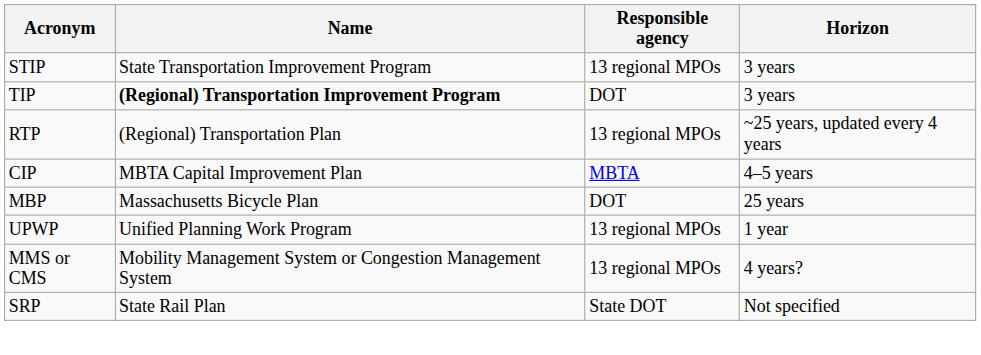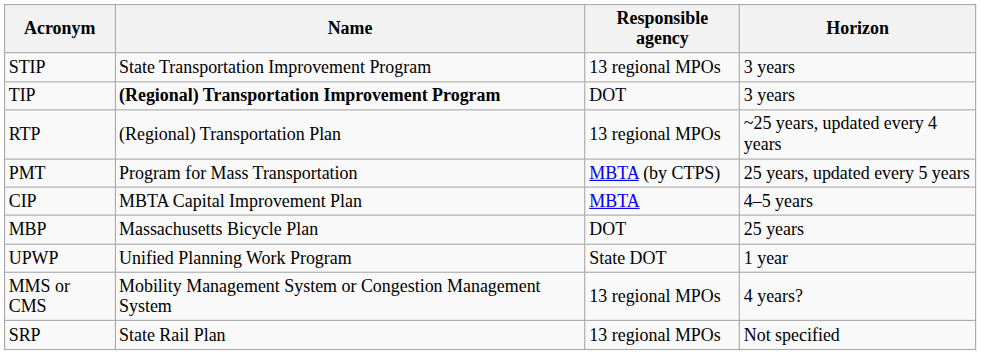+ row: (27, 172)
(655, 229) 13 regional MPOs -> (628, 257) State DOT
(628, 306) State DOT -> (655, 334) 13 regional MPOs
